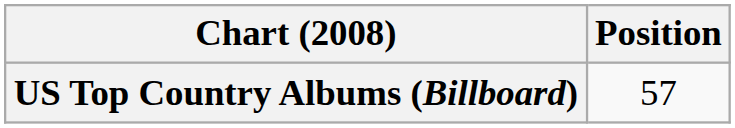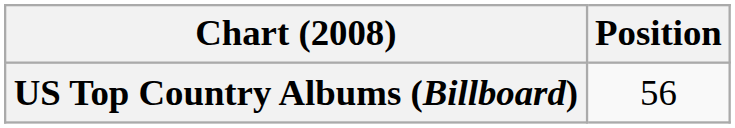(658, 92) 57 -> (658, 92) 56
